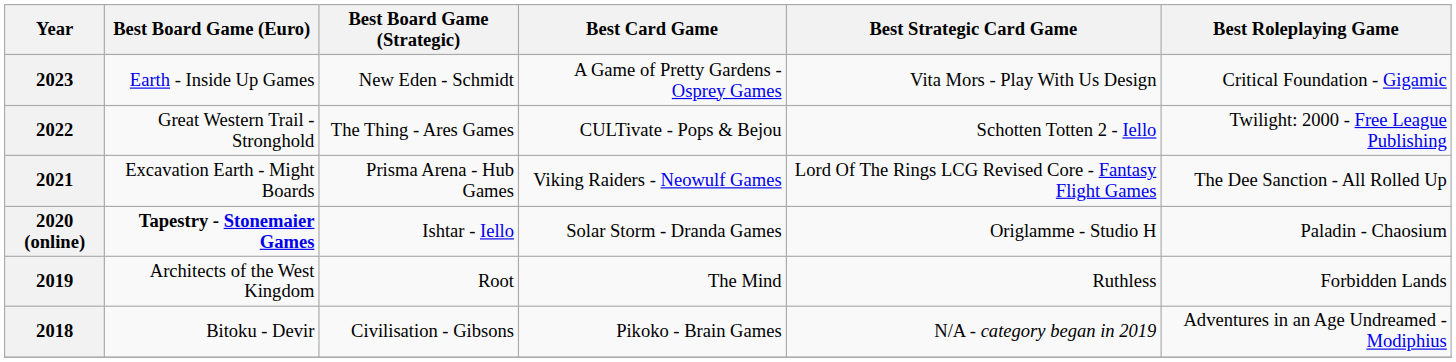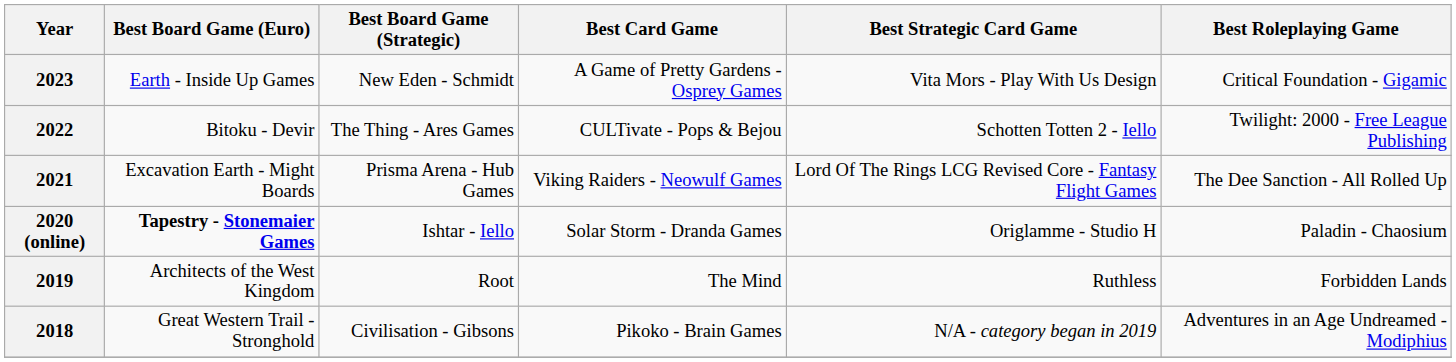(236, 130) Great Western Trail - Stronghold -> (260, 130) Bitoku - Devir
(260, 331) Bitoku - Devir -> (236, 331) Great Western Trail - Stronghold
